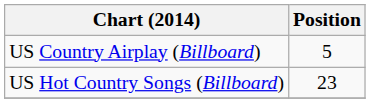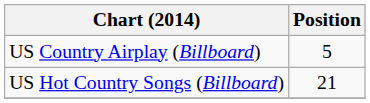(327, 82) 23 -> (327, 82) 21
